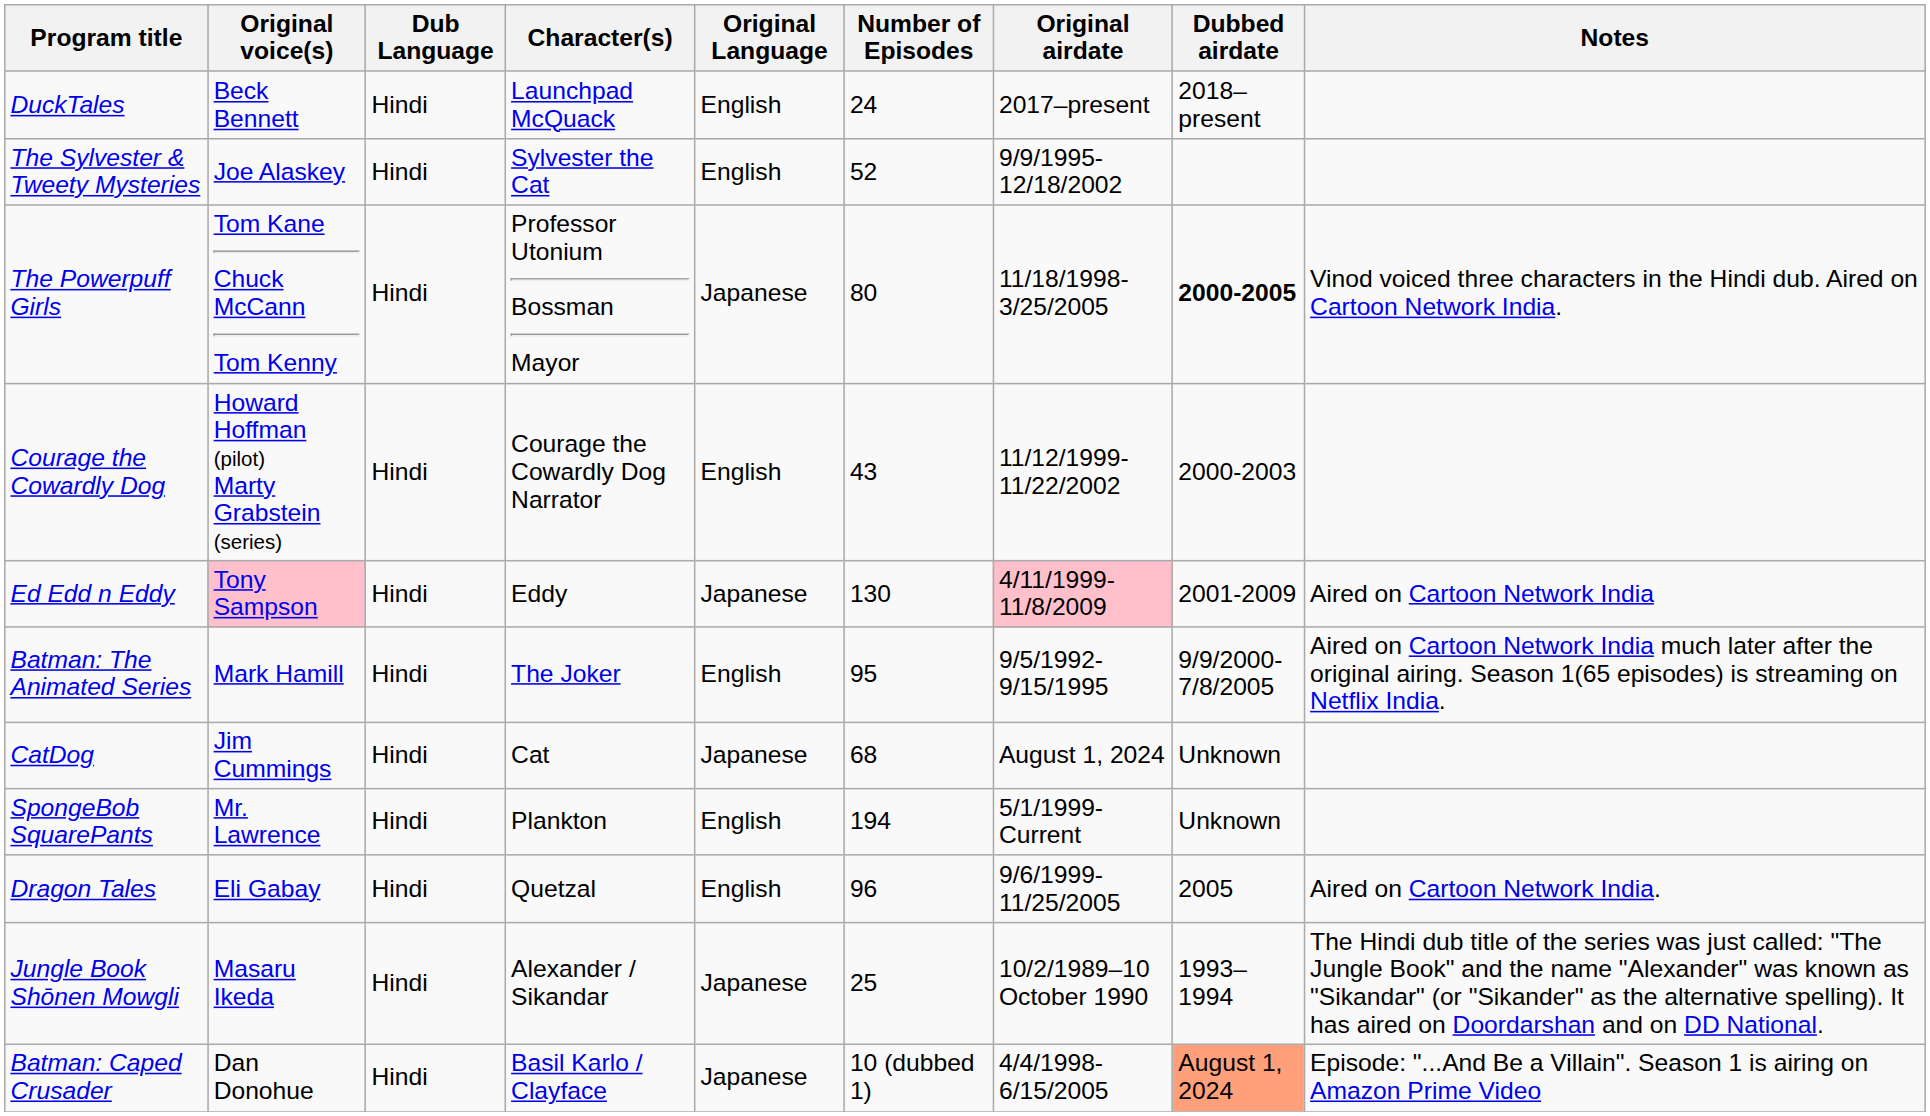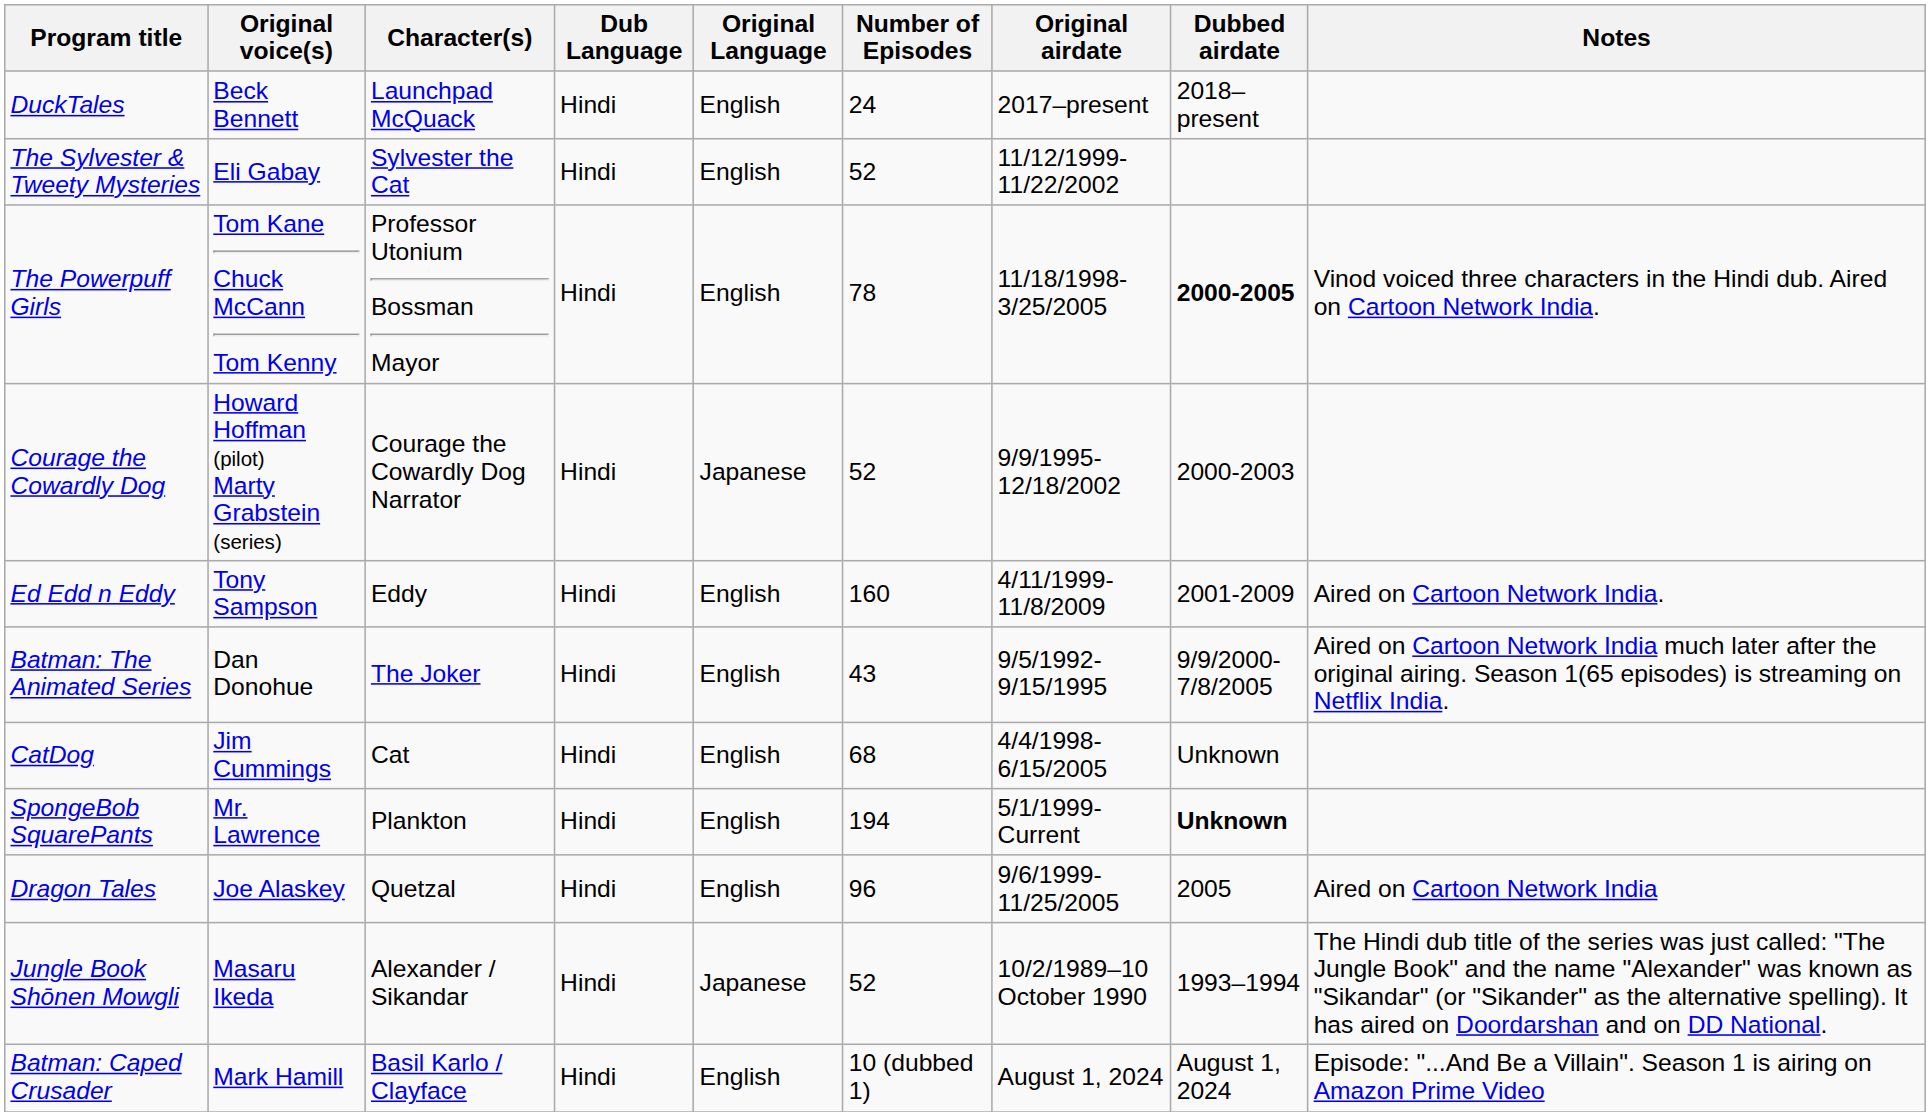columns swapped: (600, 37) <-> (436, 37)
(279, 171) Joe Alaskey -> (267, 171) Eli Gabay
(1061, 171) 9/9/1995-12/18/2002 -> (1062, 171) 11/12/1999-11/22/2002
(754, 293) Japanese -> (740, 293) English
(864, 293) 80 -> (862, 293) 78
(741, 471) English -> (753, 471) Japanese
(864, 471) 43 -> (862, 471) 52
(1064, 471) 11/12/1999-11/22/2002 -> (1059, 471) 9/9/1995-12/18/2002
(266, 593) pink background -> (265, 593) no background
(754, 593) Japanese -> (740, 593) English
(870, 593) 130 -> (869, 593) 160
(1057, 593) pink background -> (1056, 593) no background
(1482, 593) Aired on Cartoon Network India -> (1489, 593) Aired on Cartoon Network India.
(279, 674) Mark Hamill -> (263, 674) Dan Donohue
(864, 674) 95 -> (862, 674) 43
(754, 754) Japanese -> (740, 754) English
(1082, 754) August 1, 2024 -> (1052, 754) 4/4/1998- 6/15/2005
(1230, 821) normal -> (1232, 821) bold
(267, 888) Eli Gabay -> (279, 888) Joe Alaskey
(1485, 888) Aired on Cartoon Network India. -> (1486, 888) Aired on Cartoon Network India
(864, 983) 25 -> (862, 983) 52
(264, 1077) Dan Donohue -> (278, 1077) Mark Hamill
(754, 1077) Japanese -> (740, 1077) English
(1054, 1077) 4/4/1998- 6/15/2005 -> (1080, 1077) August 1, 2024
(1230, 1077) lightsalmon background -> (1229, 1077) no background
